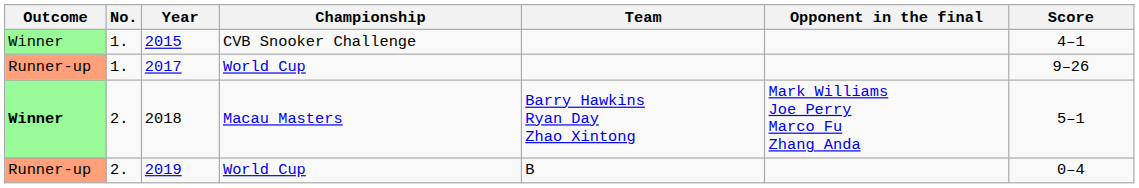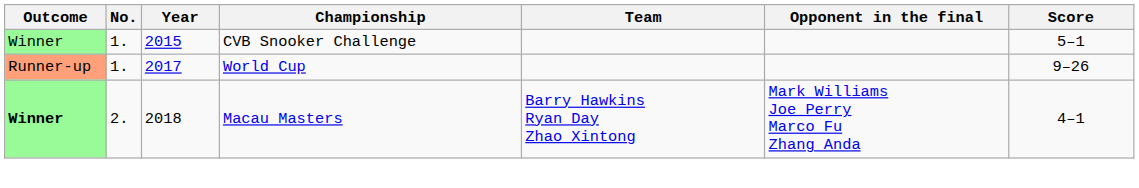(1071, 42) 4–1 -> (1071, 42) 5–1
(1071, 119) 5–1 -> (1071, 119) 4–1
- row: (163, 170)
